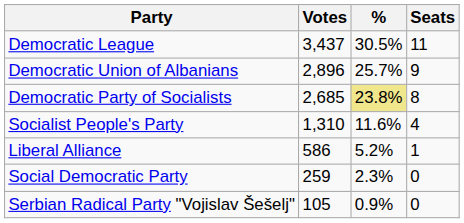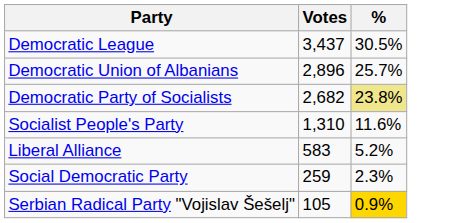- column: (433, 17)
(324, 97) 2,685 -> (324, 97) 2,682
(317, 151) 586 -> (317, 151) 583
(374, 204) no background -> (374, 204) gold background
